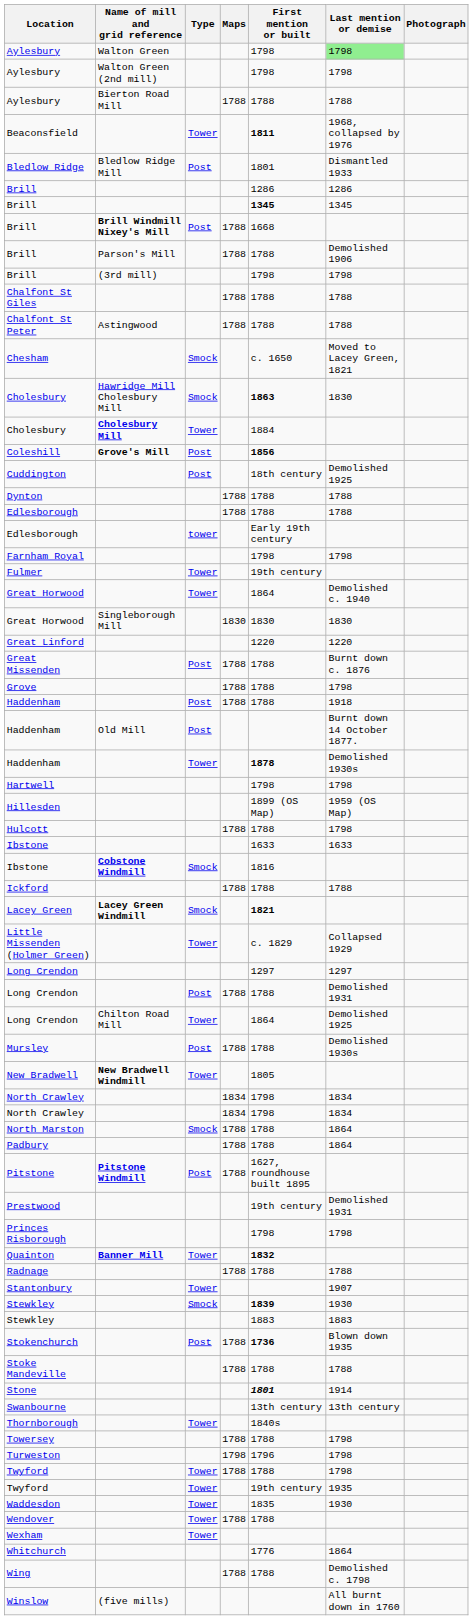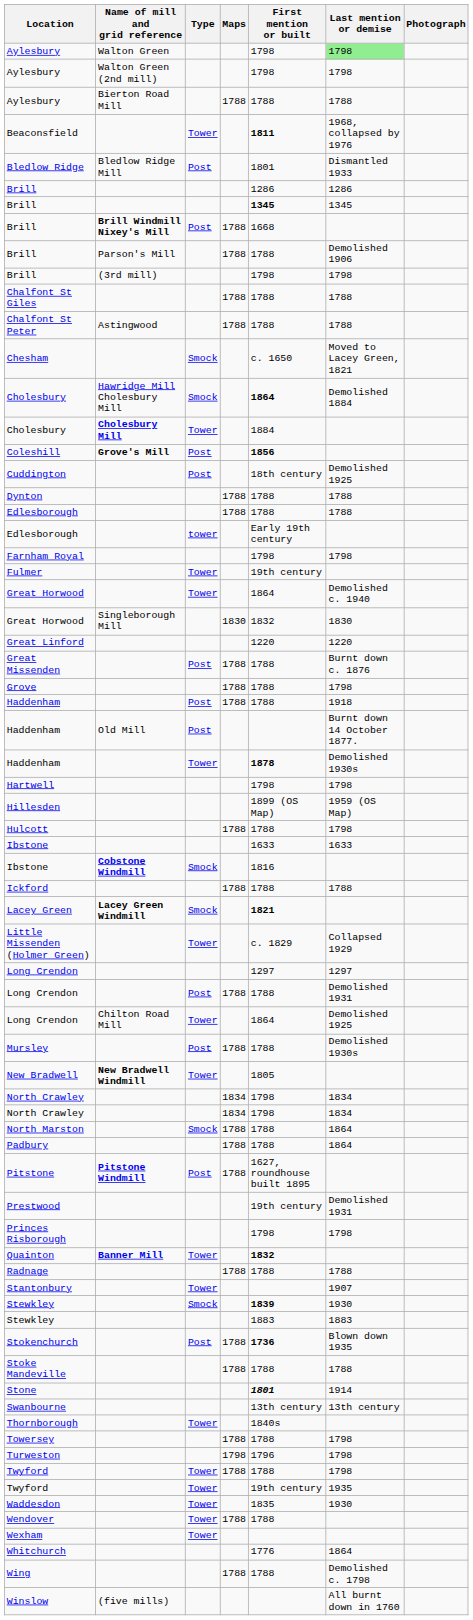(263, 397) 1863 -> (263, 397) 1864
(340, 397) 1830 -> (358, 397) Demolished 1884
(263, 621) 1830 -> (263, 621) 1832
